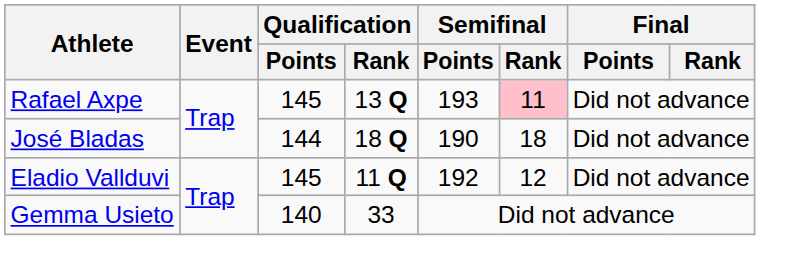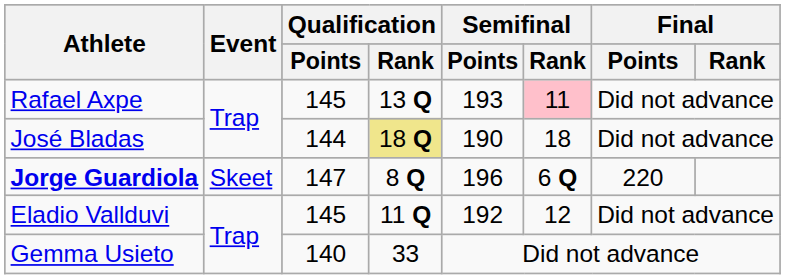(381, 138) no background -> (406, 138) khaki background
+ row: (104, 177)
